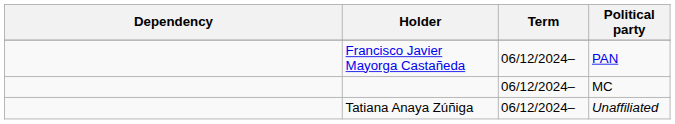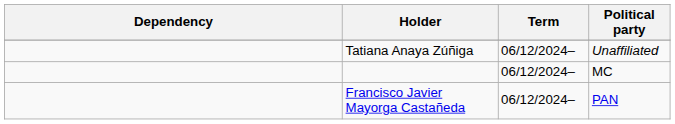rows swapped: (409, 108) <-> (405, 58)
